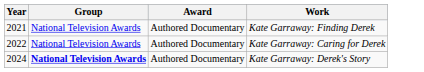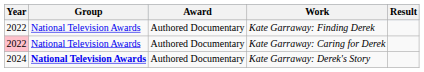+ column: (403, 12)
(17, 28) 2021 -> (17, 28) 2022
(17, 43) no background -> (17, 43) pink background
